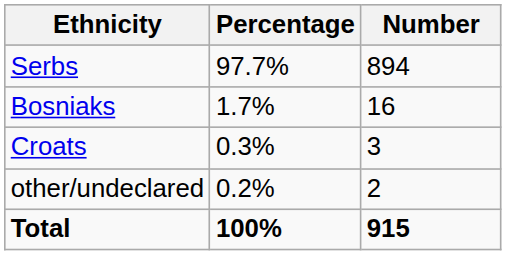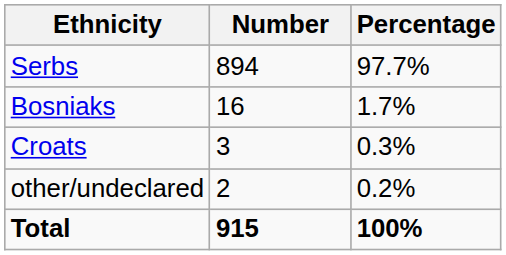columns swapped: (431, 24) <-> (285, 24)
